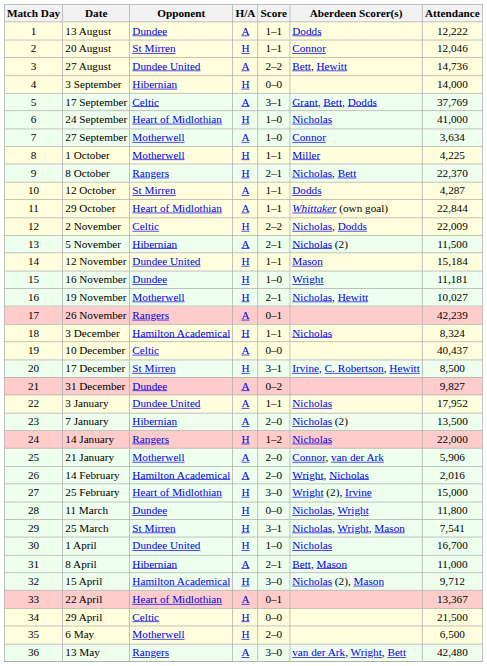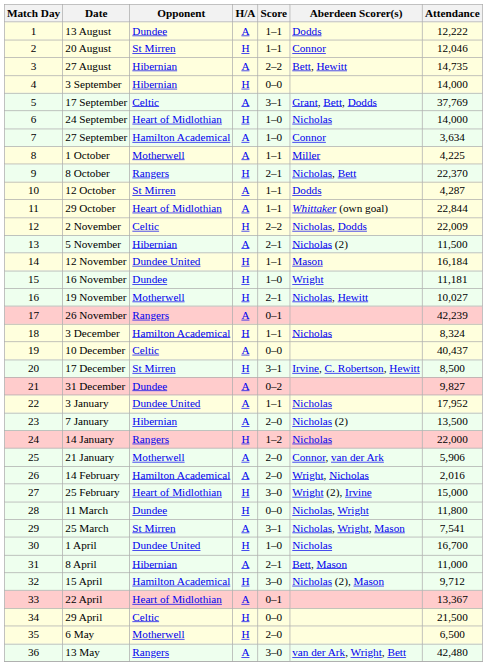(166, 66) Dundee United -> (155, 66) Hibernian
(452, 66) 14,736 -> (452, 66) 14,735
(452, 119) 41,000 -> (452, 119) 14,000
(158, 137) Motherwell -> (181, 137) Hamilton Academical
(245, 155) H -> (245, 155) A
(452, 262) 15,184 -> (452, 262) 16,184
(245, 528) H -> (245, 528) A
